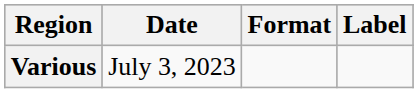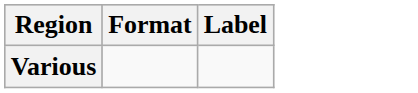- column: (172, 25)
